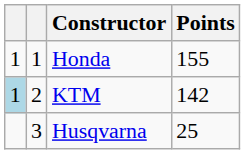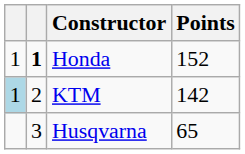(36, 58) normal -> (36, 58) bold
(193, 58) 155 -> (193, 58) 152
(187, 131) 25 -> (187, 131) 65
